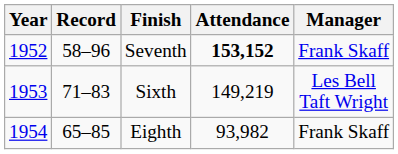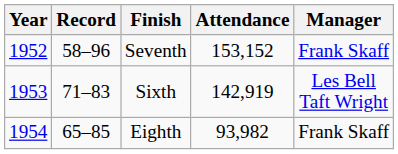(242, 50) bold -> (242, 50) normal
(242, 91) 149,219 -> (242, 91) 142,919
